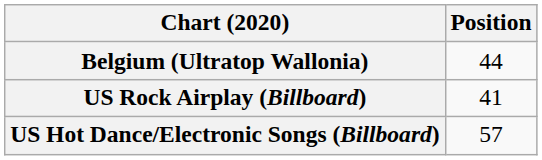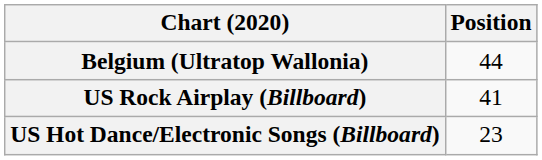(491, 135) 57 -> (491, 135) 23
